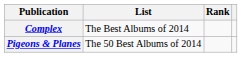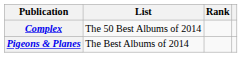(137, 28) The Best Albums of 2014 -> (143, 28) The 50 Best Albums of 2014
(143, 44) The 50 Best Albums of 2014 -> (137, 44) The Best Albums of 2014
